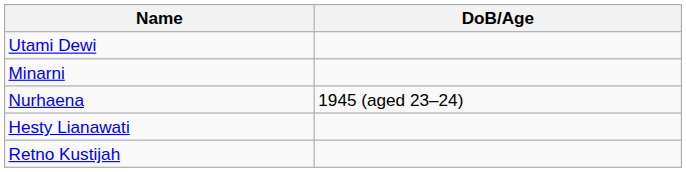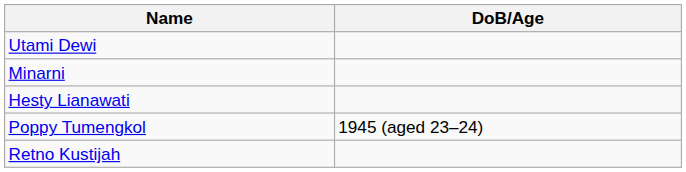- row: (46, 100)
+ row: (77, 127)
